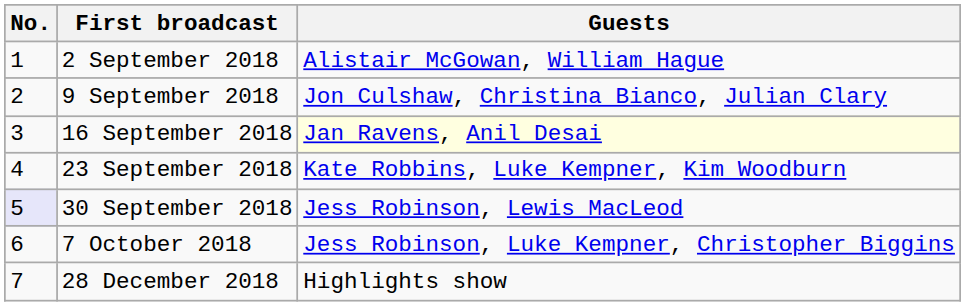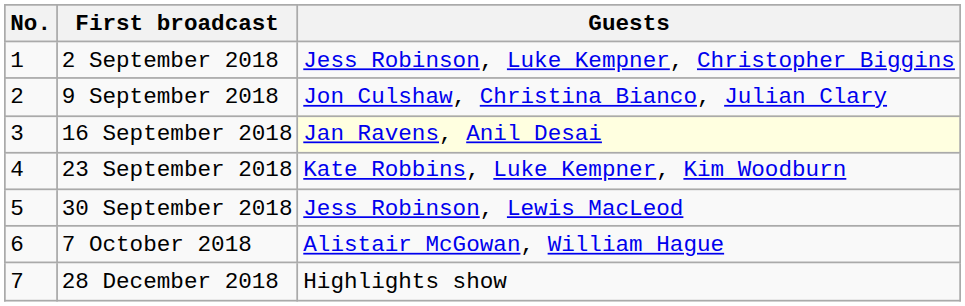(514, 60) Alistair McGowan, William Hague -> (629, 60) Jess Robinson, Luke Kempner, Christopher Biggins
(17, 208) lavender background -> (17, 208) no background
(629, 245) Jess Robinson, Luke Kempner, Christopher Biggins -> (514, 245) Alistair McGowan, William Hague
